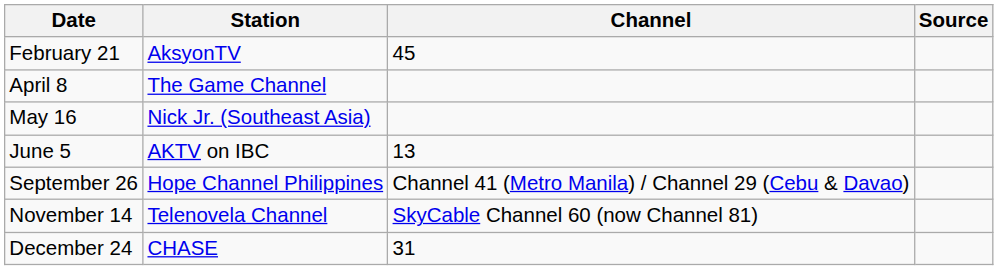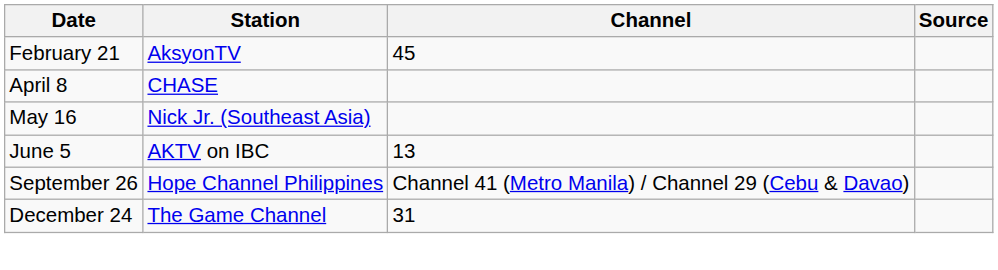(237, 85) The Game Channel -> (183, 85) CHASE
- row: (71, 215)
(183, 248) CHASE -> (237, 215) The Game Channel
